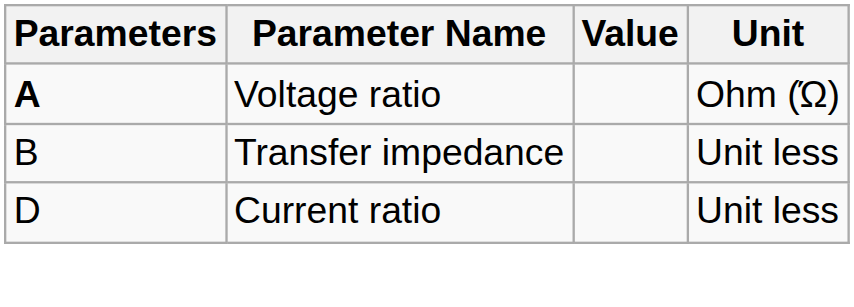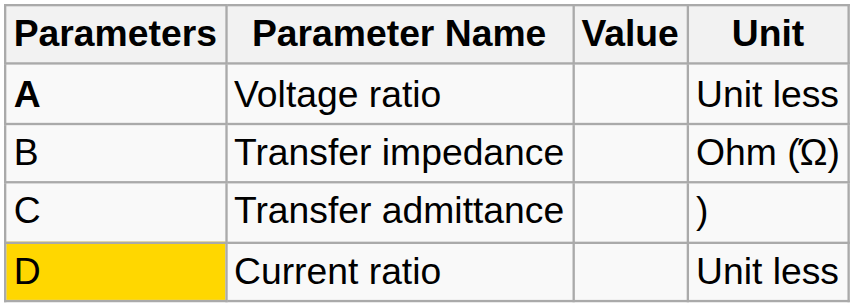(768, 93) Ohm (Ώ) -> (767, 93) Unit less
(767, 152) Unit less -> (768, 152) Ohm (Ώ)
+ row: (399, 211)
(27, 211) no background -> (27, 270) gold background
